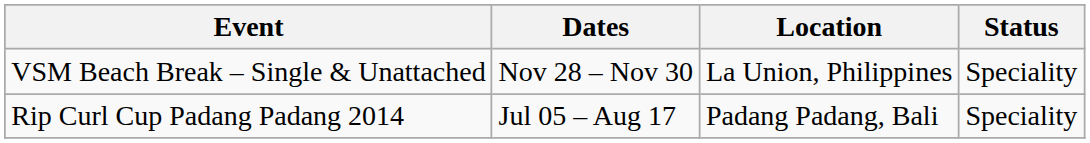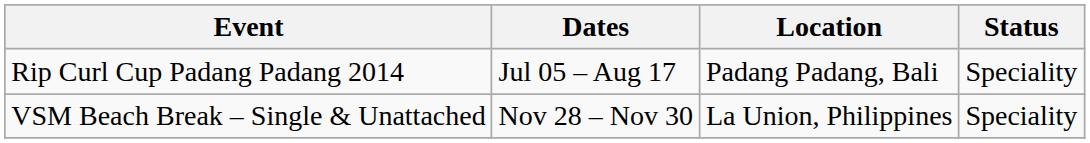rows swapped: (208, 115) <-> (248, 71)
